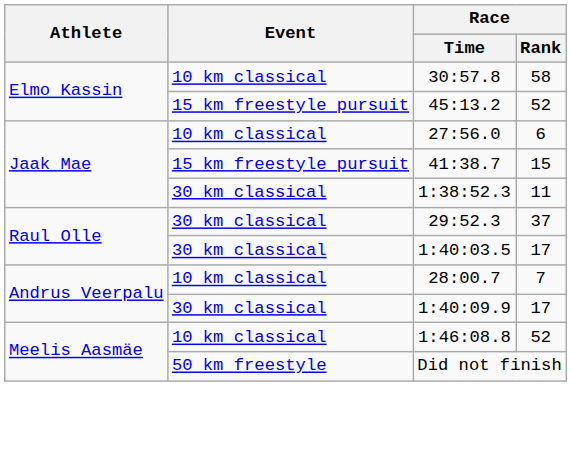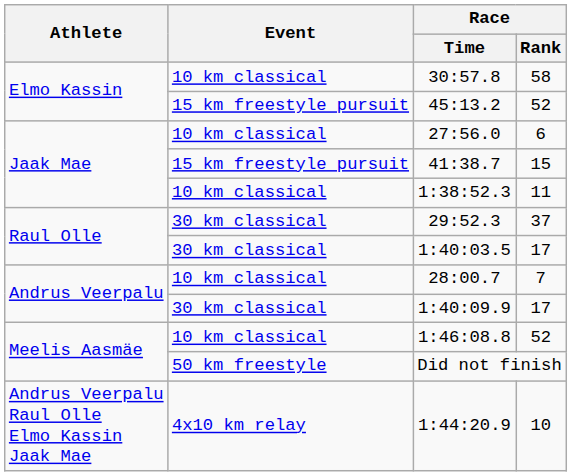(249, 192) 30 km classical -> (249, 192) 10 km classical
+ row: (464, 425)
